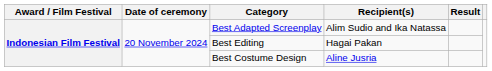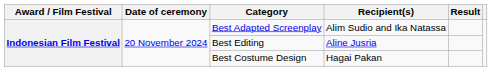(354, 43) Hagai Pakan -> (351, 43) Aline Jusria
(351, 58) Aline Jusria -> (354, 58) Hagai Pakan
